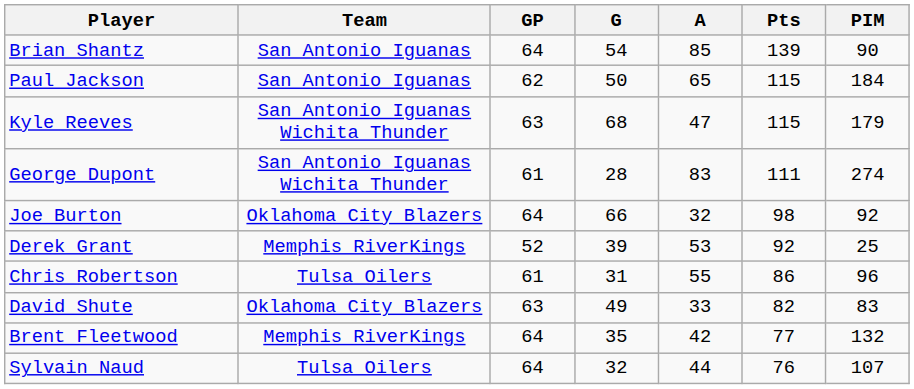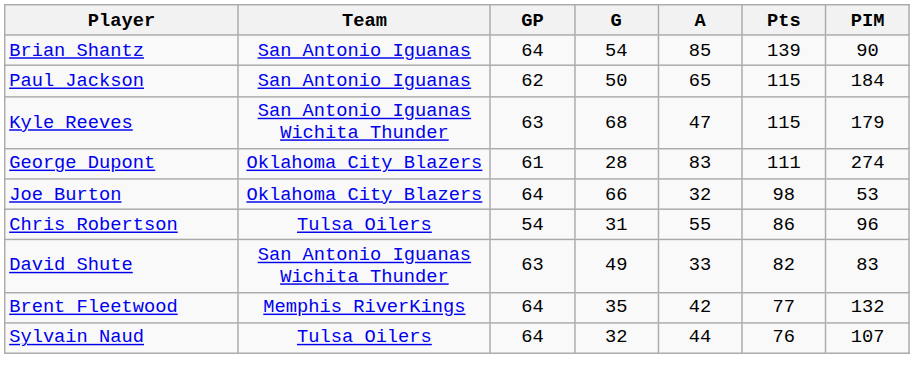(364, 174) San Antonio Iguanas Wichita Thunder -> (364, 164) Oklahoma City Blazers
(868, 216) 92 -> (868, 194) 53
- row: (71, 246)
(532, 277) 61 -> (532, 225) 54
(364, 307) Oklahoma City Blazers -> (364, 266) San Antonio Iguanas Wichita Thunder
